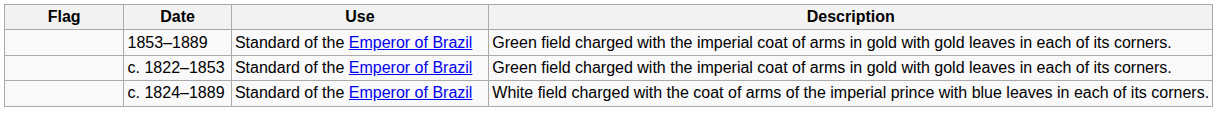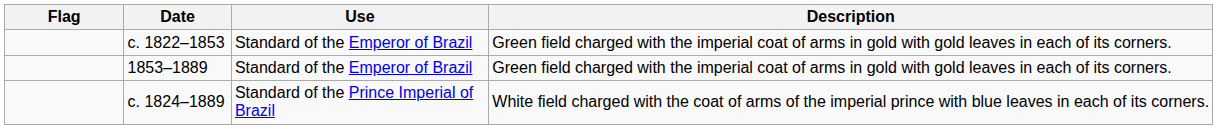rows swapped: (176, 67) <-> (168, 42)
(354, 93) Standard of the Emperor of Brazil -> (354, 102) Standard of the Prince Imperial of Brazil
